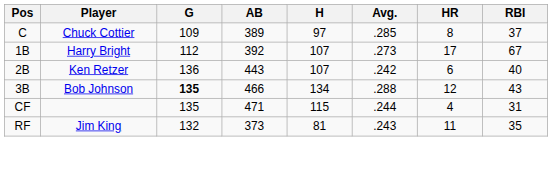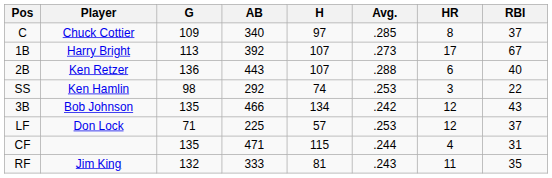(254, 32) 389 -> (254, 32) 340
(189, 51) 112 -> (189, 51) 113
(385, 70) .242 -> (385, 70) .288
+ row: (22, 88)
(189, 88) bold -> (189, 107) normal
(385, 88) .288 -> (385, 107) .242
+ row: (22, 126)
(254, 126) 373 -> (254, 164) 333
